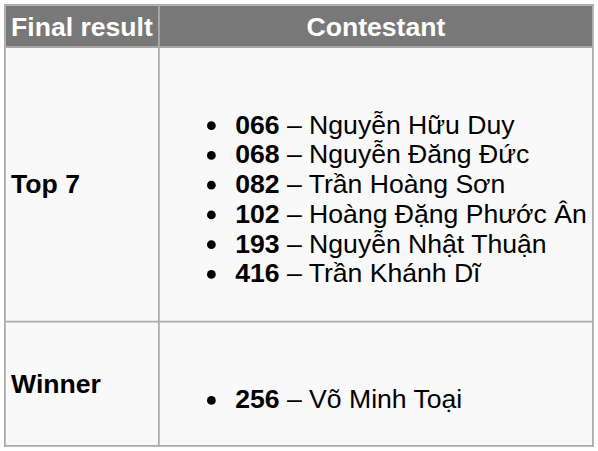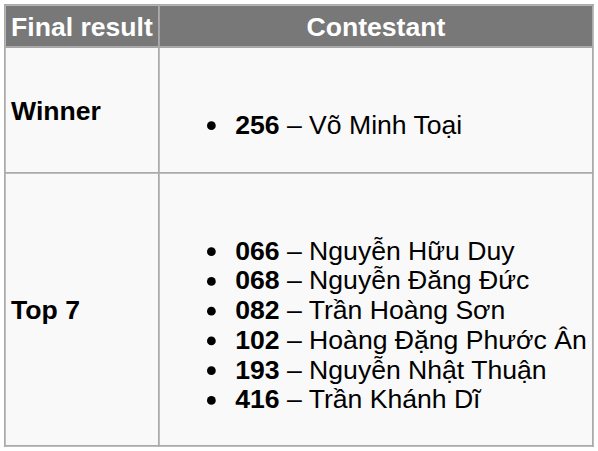rows swapped: (56, 383) <-> (46, 184)
